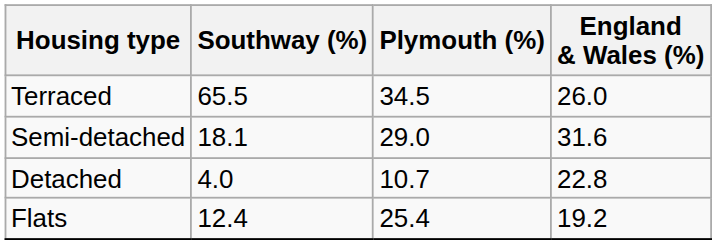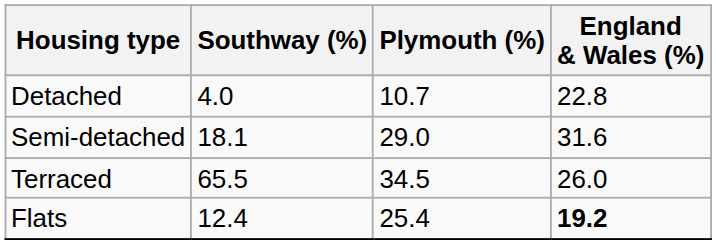rows swapped: (66, 178) <-> (61, 96)
(582, 219) normal -> (582, 219) bold
